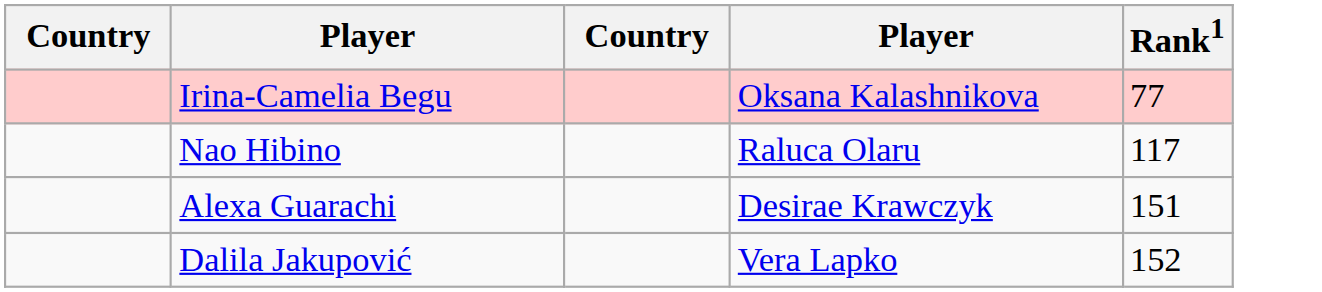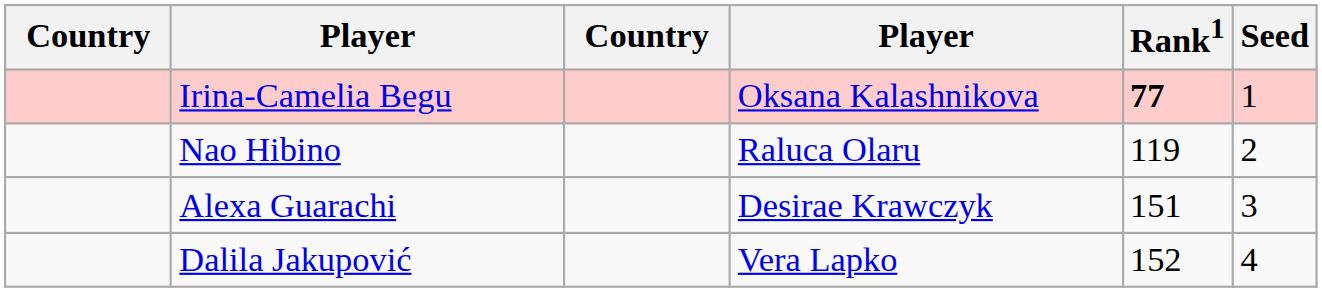+ column: (1275, 36)
(1147, 95) normal -> (1147, 95) bold
(1155, 150) 117 -> (1155, 150) 119
